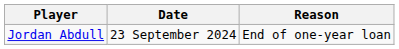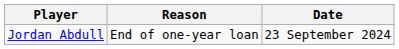columns swapped: (317, 15) <-> (173, 15)
